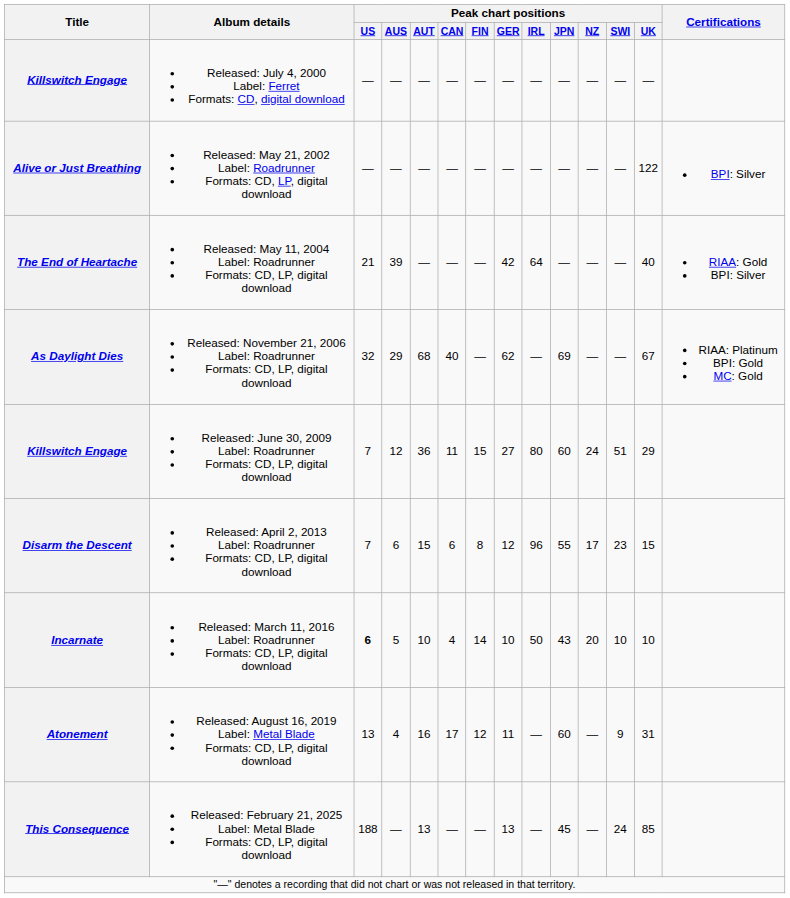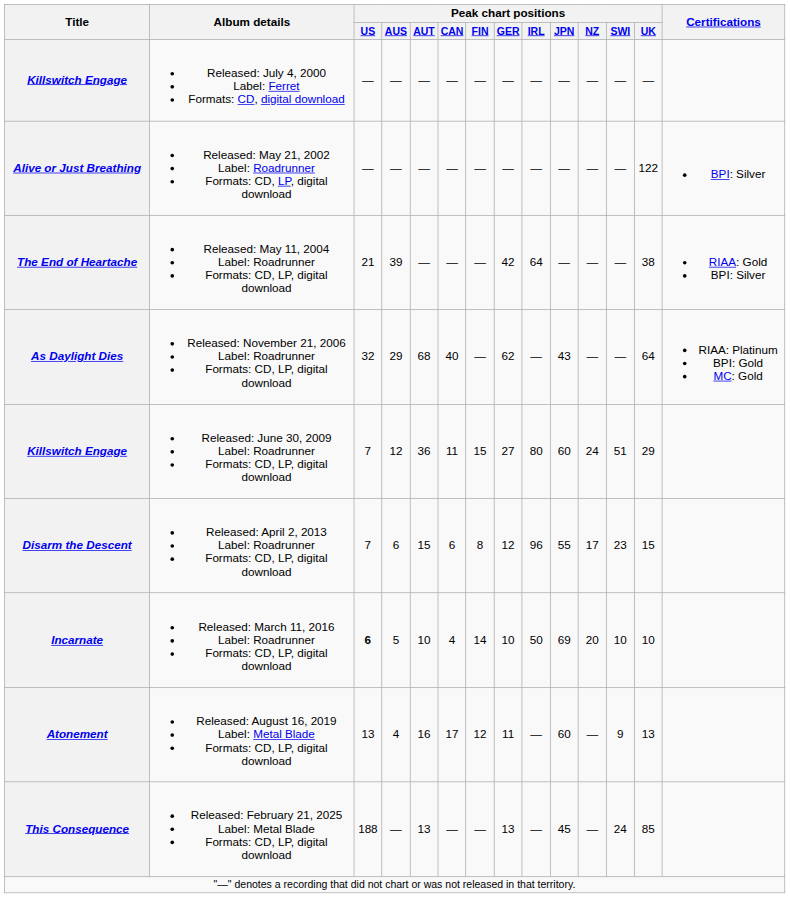(648, 262) 40 -> (648, 262) 38
(564, 357) 69 -> (564, 357) 43
(648, 357) 67 -> (648, 357) 64
(564, 640) 43 -> (564, 640) 69
(648, 734) 31 -> (648, 734) 13
